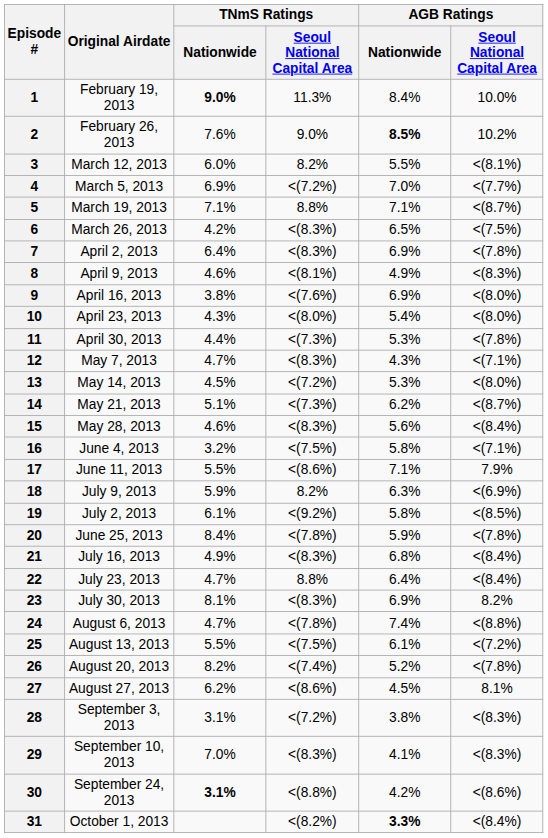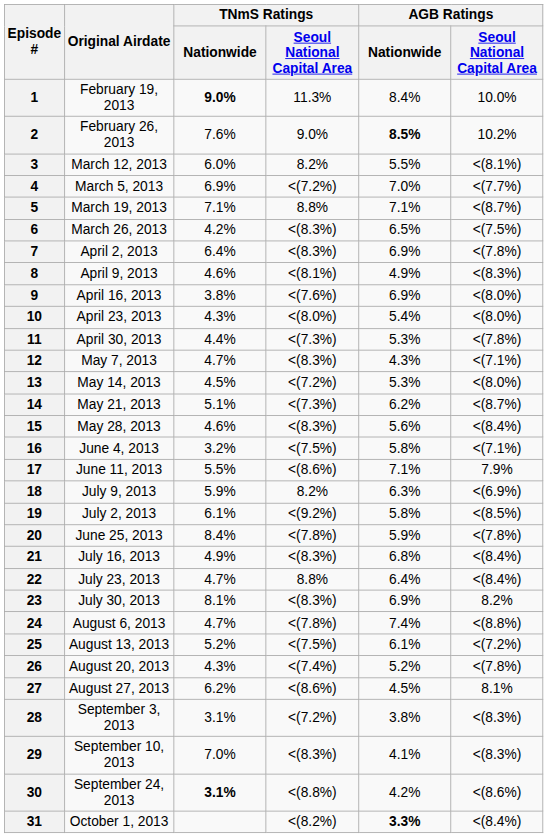(220, 644) 5.5% -> (220, 644) 5.2%
(220, 666) 8.2% -> (220, 666) 4.3%
